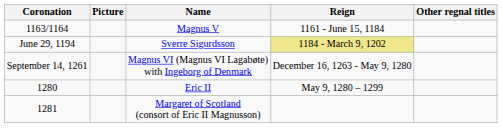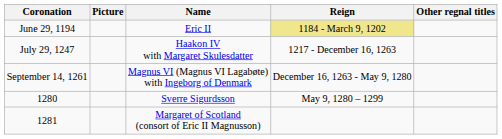- row: (47, 28)
(198, 44) Sverre Sigurdsson -> (198, 28) Eric II
+ row: (47, 50)
(198, 87) Eric II -> (198, 99) Sverre Sigurdsson
